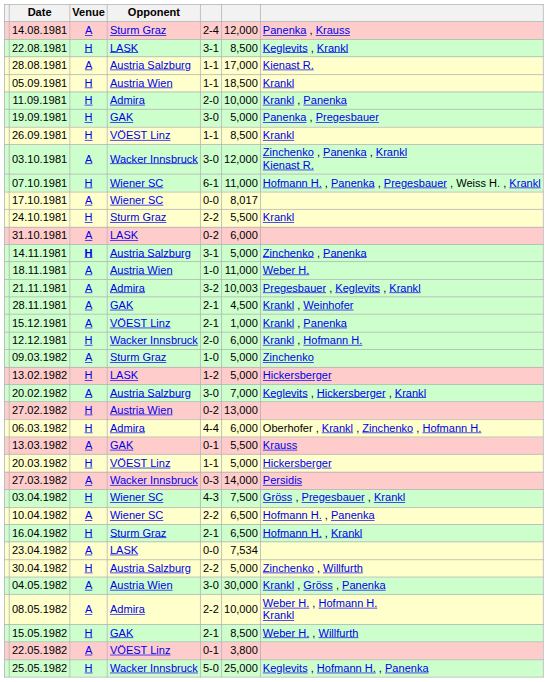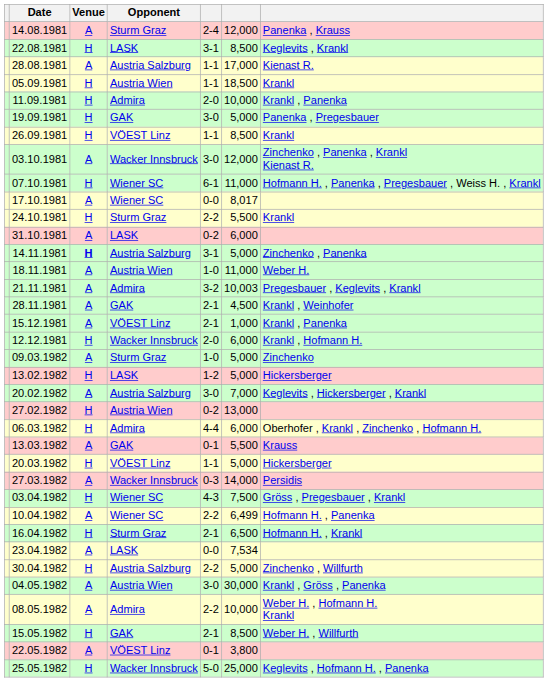(244, 515) 6,500 -> (244, 515) 6,499
